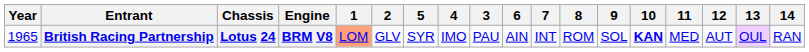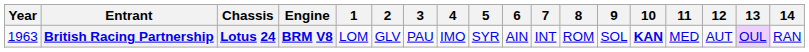columns swapped: (486, 15) <-> (421, 15)
(23, 36) 1965 -> (23, 36) 1963
(354, 36) lightsalmon background -> (354, 36) no background
